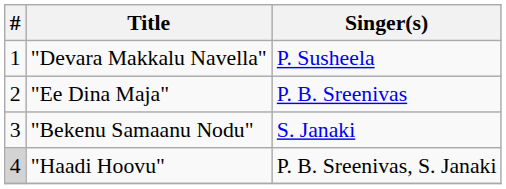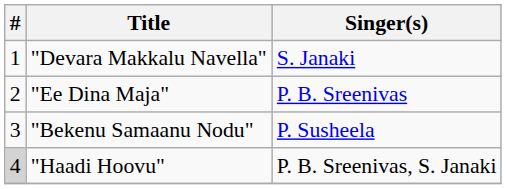(326, 58) P. Susheela -> (316, 58) S. Janaki
(316, 130) S. Janaki -> (326, 130) P. Susheela
